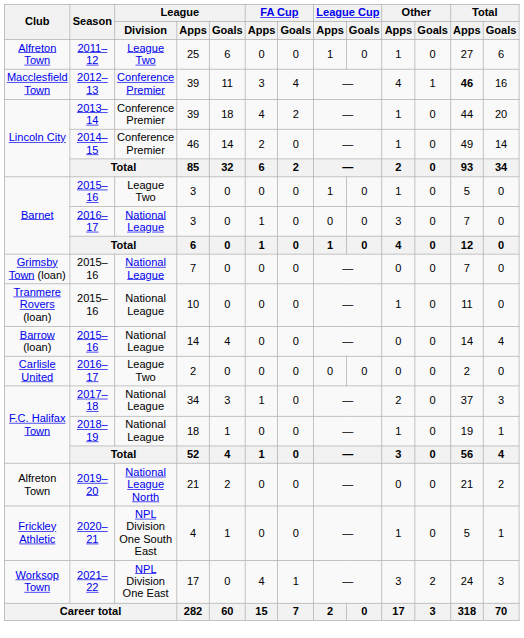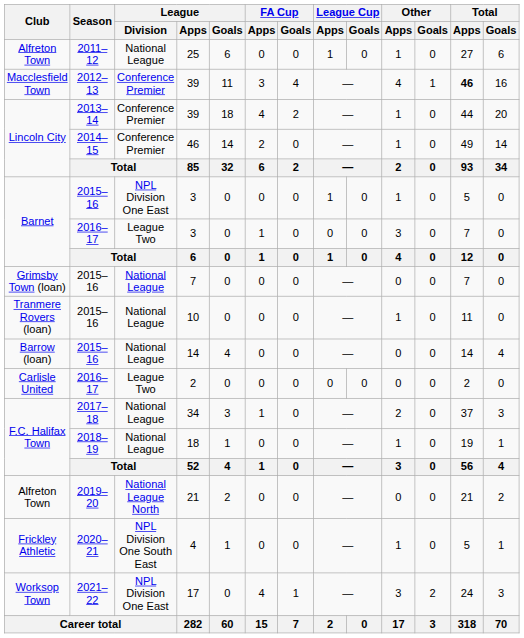(146, 54) League Two -> (146, 54) National League
(146, 191) League Two -> (146, 197) NPL Division One East
(146, 221) National League -> (146, 234) League Two
